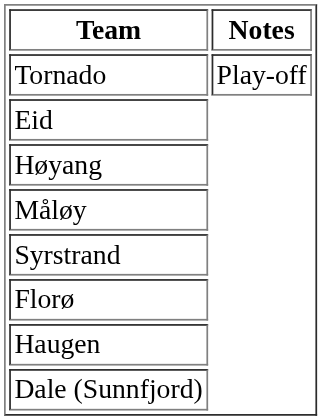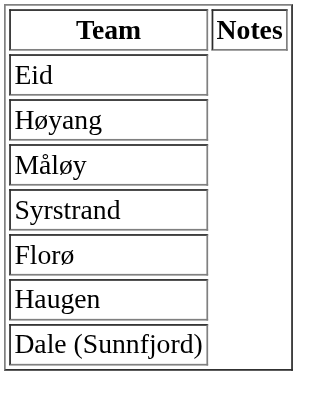- row: (60, 74)
